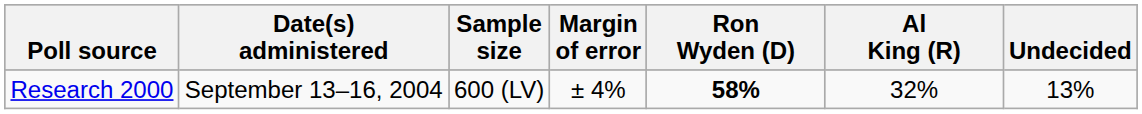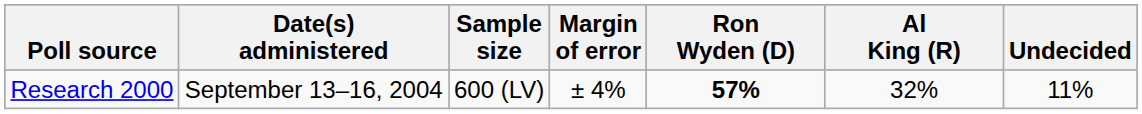(736, 89) 58% -> (736, 89) 57%
(1070, 89) 13% -> (1070, 89) 11%
